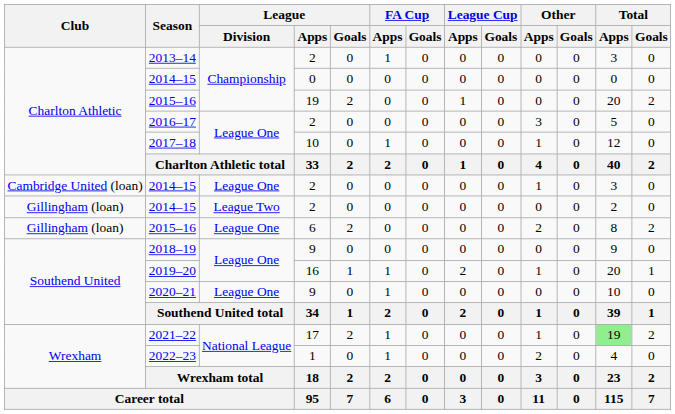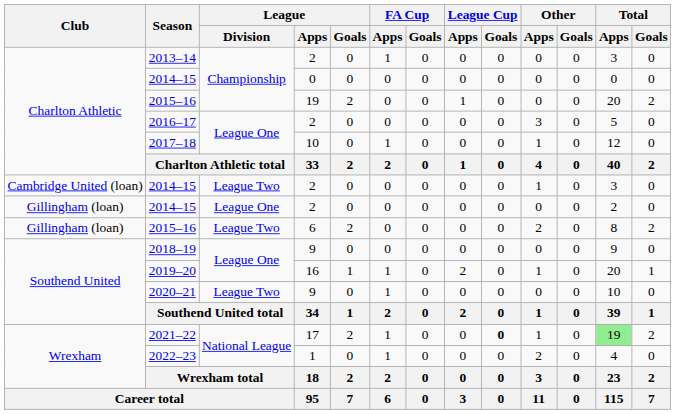(247, 185) League One -> (247, 185) League Two
(247, 206) League Two -> (247, 206) League One
(247, 228) League One -> (247, 228) League Two
(247, 292) League One -> (247, 292) League Two
(501, 334) normal -> (501, 334) bold
